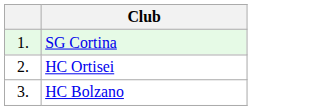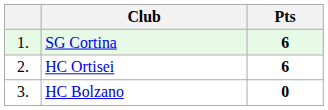+ column: (285, 17)
